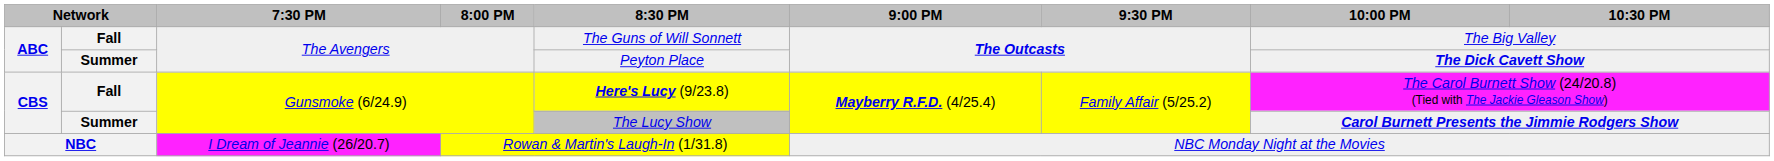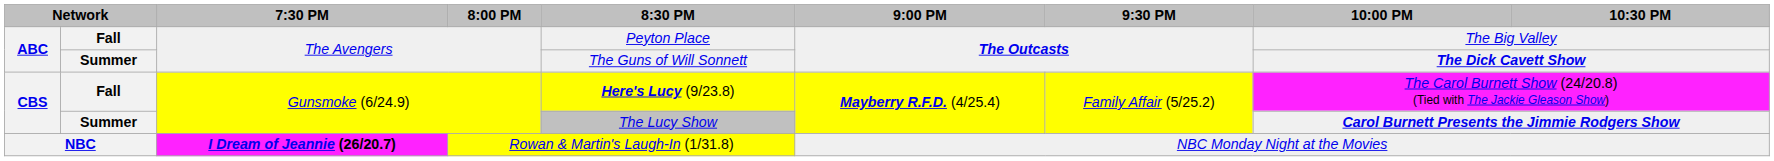(662, 38) The Guns of Will Sonnett -> (668, 38) Peyton Place
(662, 60) Peyton Place -> (668, 60) The Guns of Will Sonnett
(299, 144) normal -> (302, 144) bold
